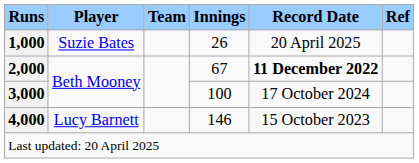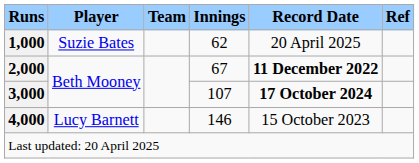(219, 42) 26 -> (219, 42) 62
(219, 94) 100 -> (219, 94) 107
(316, 94) normal -> (316, 94) bold
